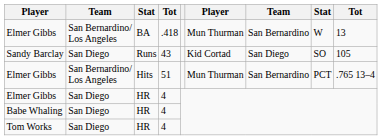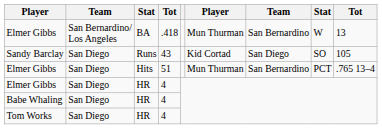(100, 75) San Bernardino/ Los Angeles -> (89, 69) San Diego
